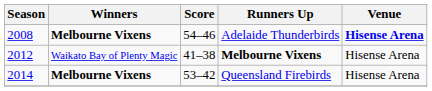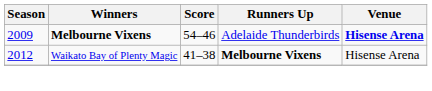(20, 34) 2008 -> (20, 34) 2009
- row: (276, 75)
